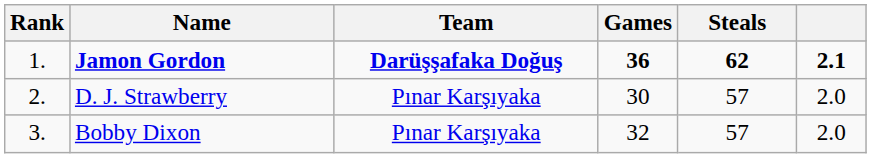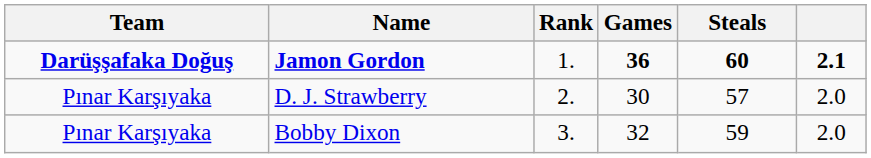columns swapped: (37, 22) <-> (466, 22)
(737, 59) 62 -> (737, 59) 60
(737, 133) 57 -> (737, 133) 59
